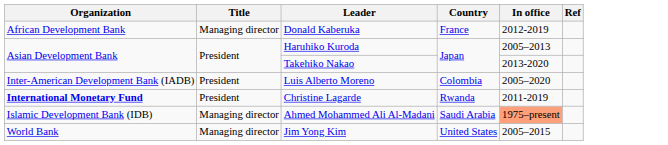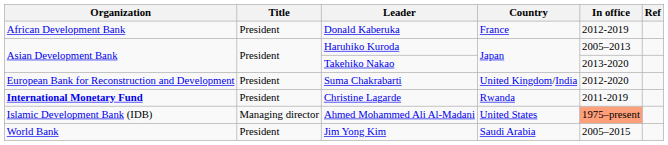(239, 30) Managing director -> (259, 30) President
+ row: (363, 81)
- row: (329, 81)
(468, 115) Saudi Arabia -> (509, 115) United States
(239, 132) Managing director -> (259, 132) President
(468, 132) United States -> (508, 132) Saudi Arabia
